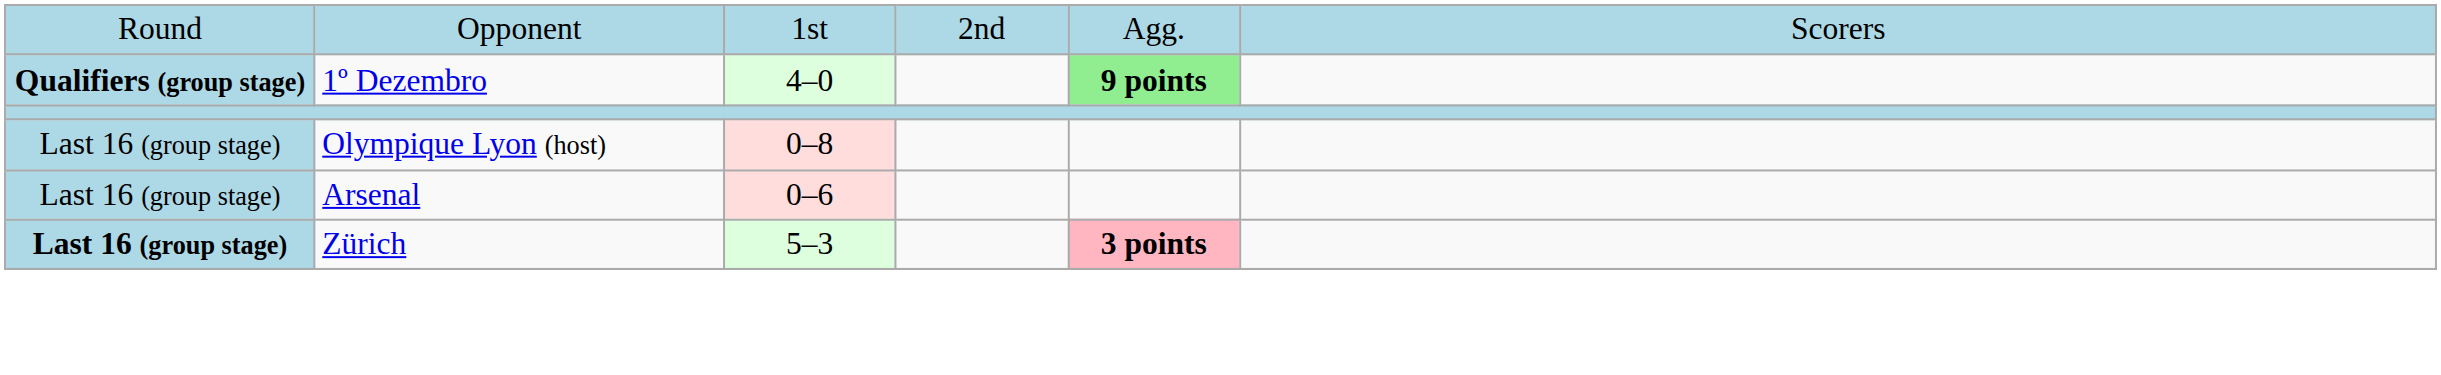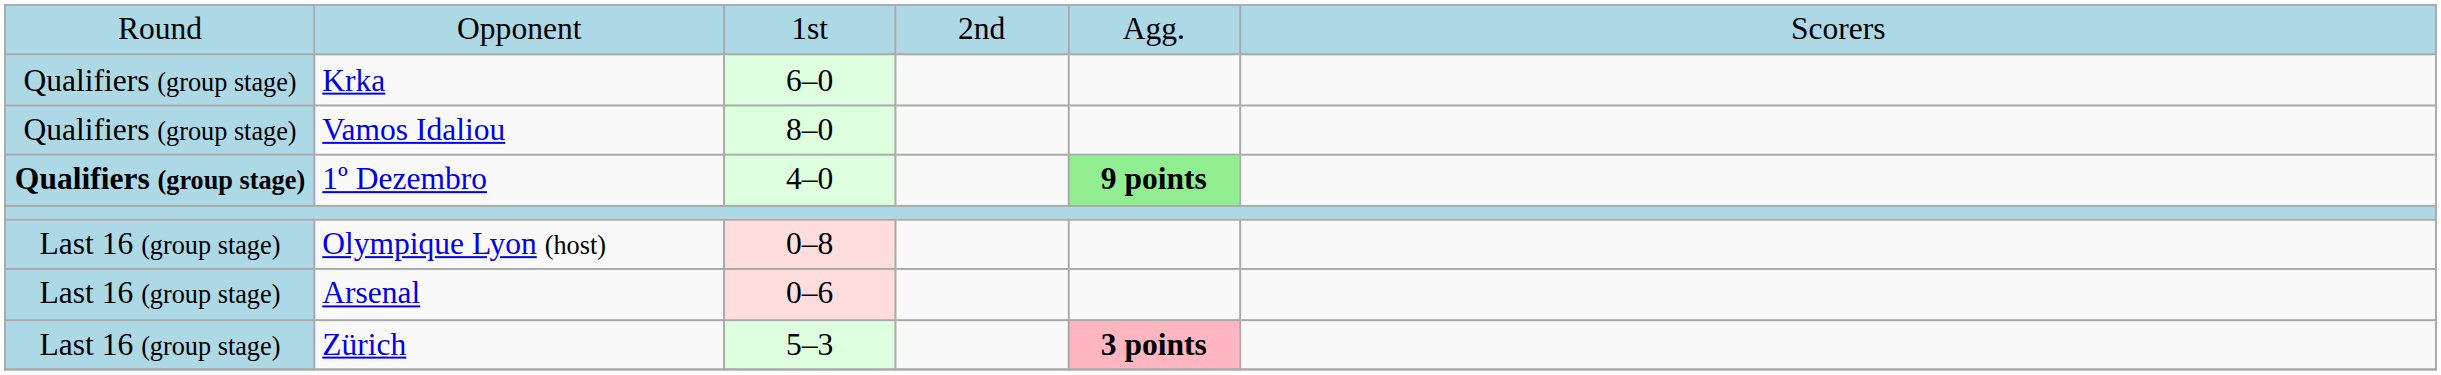+ row: (354, 79)
+ row: (414, 129)
(160, 243) bold -> (160, 343) normal
